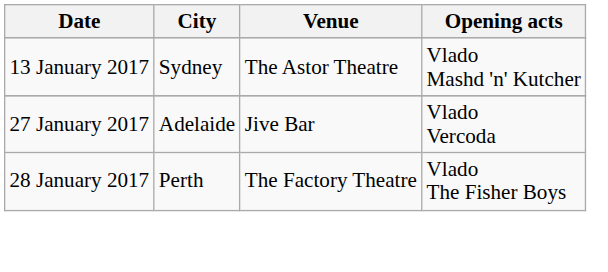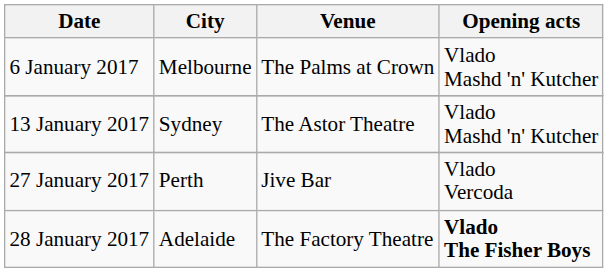+ row: (74, 66)
(197, 123) Adelaide -> (181, 181) Perth
(181, 181) Perth -> (197, 238) Adelaide
(496, 181) normal -> (517, 238) bold
